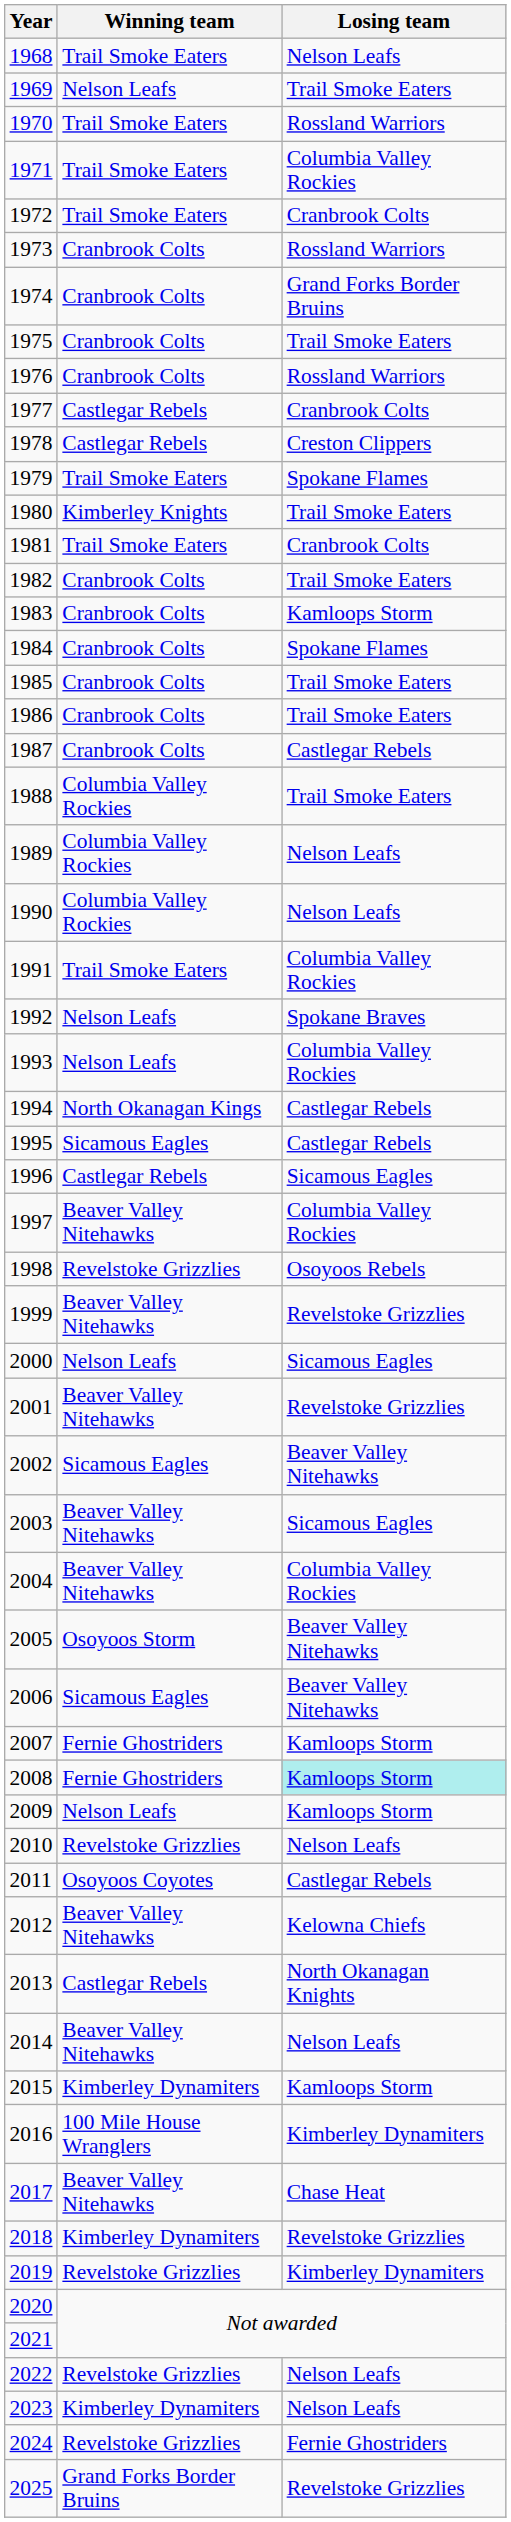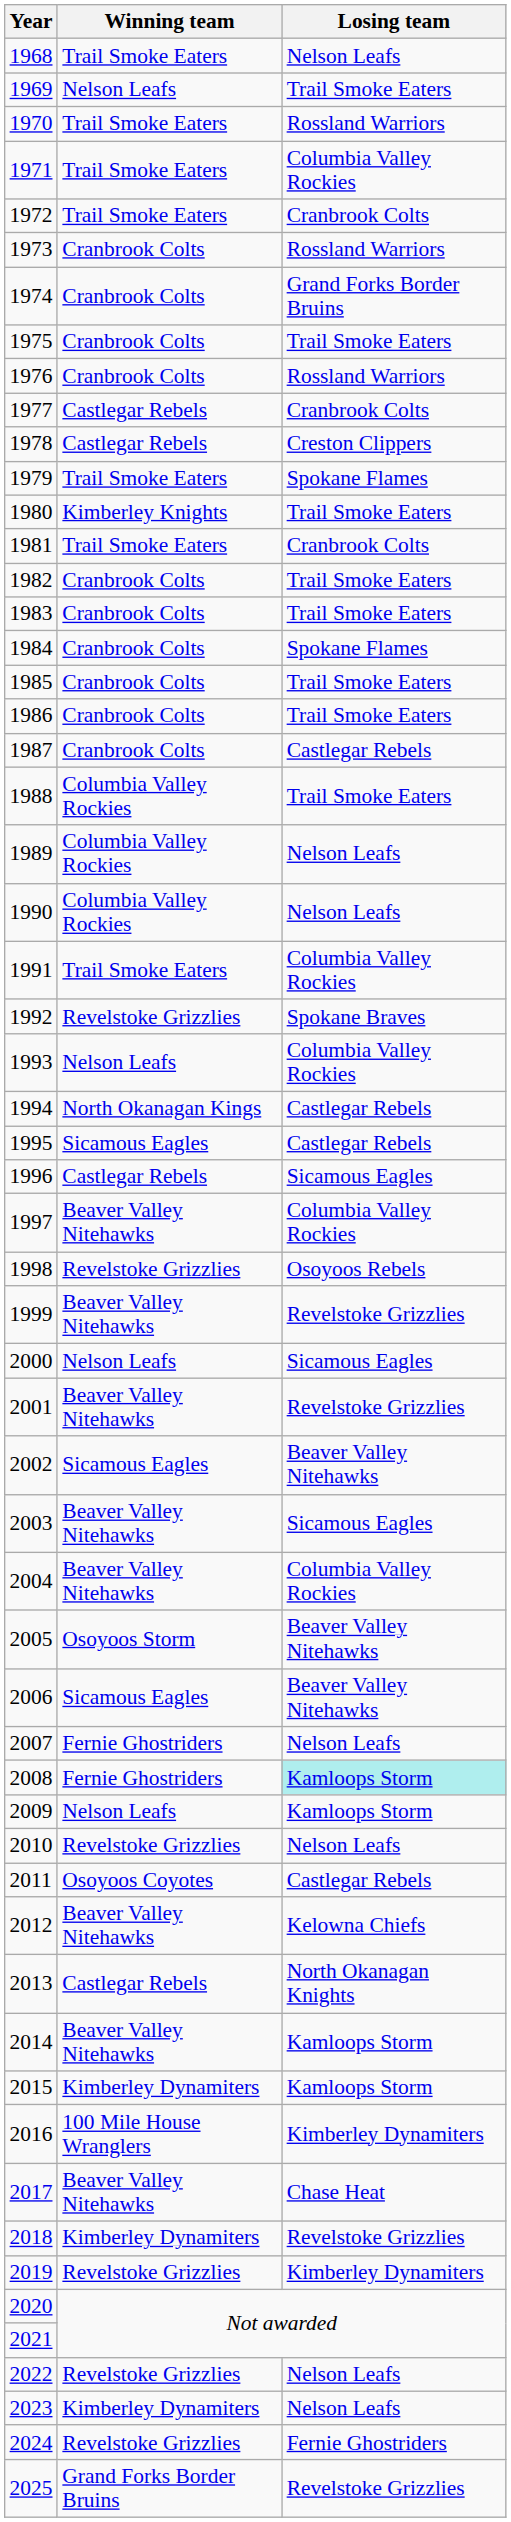(360, 613) Kamloops Storm -> (369, 613) Trail Smoke Eaters
(119, 1016) Nelson Leafs -> (151, 1016) Revelstoke Grizzlies
(360, 1743) Kamloops Storm -> (344, 1743) Nelson Leafs
(344, 2041) Nelson Leafs -> (360, 2041) Kamloops Storm
